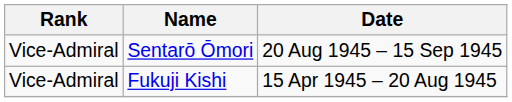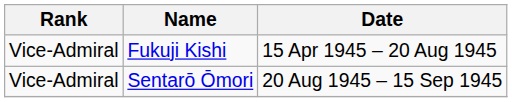rows swapped: (177, 81) <-> (190, 50)
